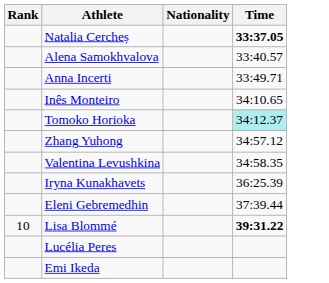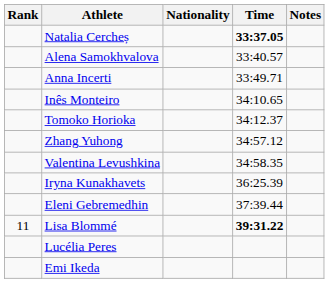+ column: (305, 15)
(260, 120) paleturquoise background -> (260, 120) no background
(23, 225) 10 -> (23, 225) 11
